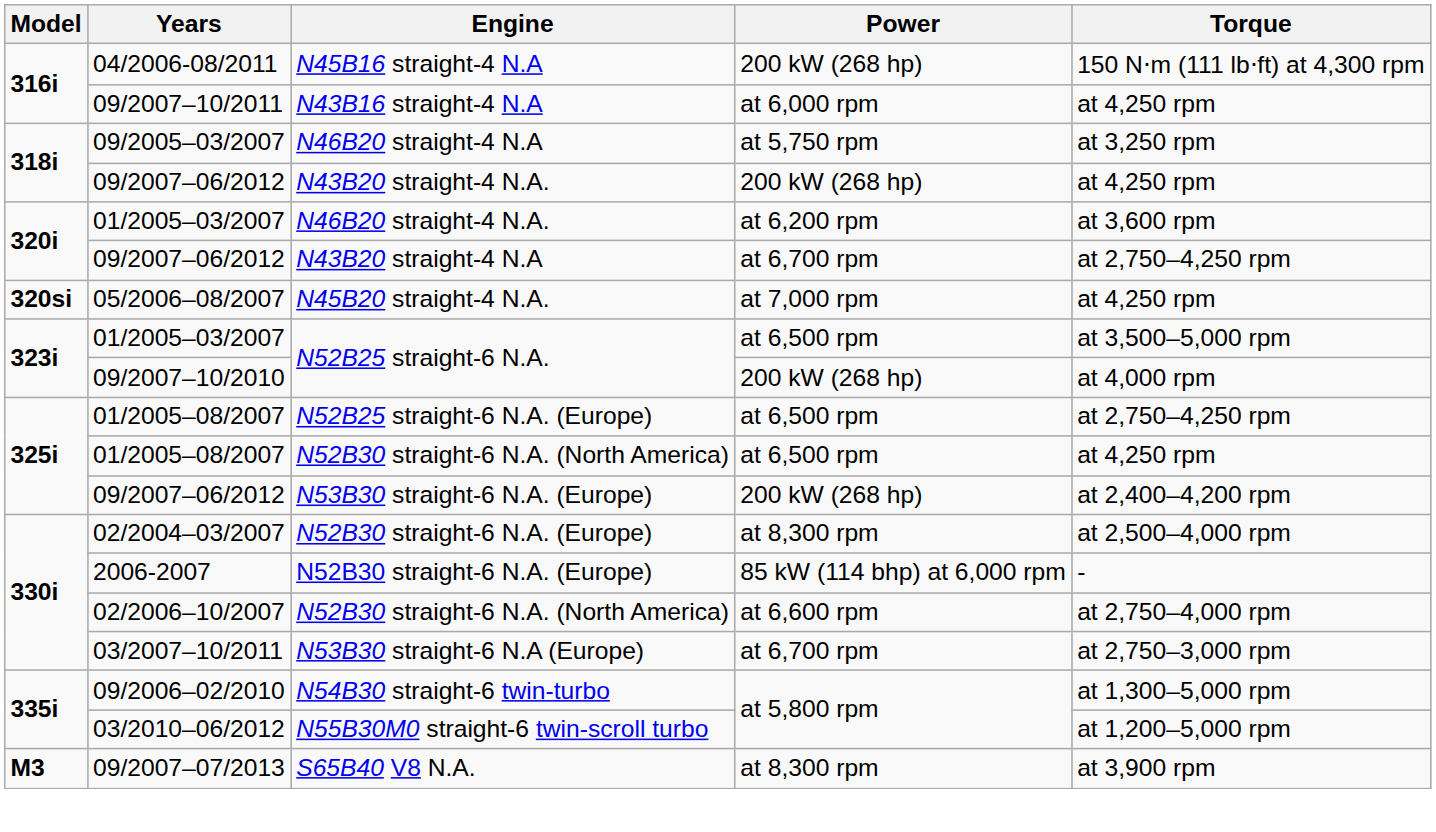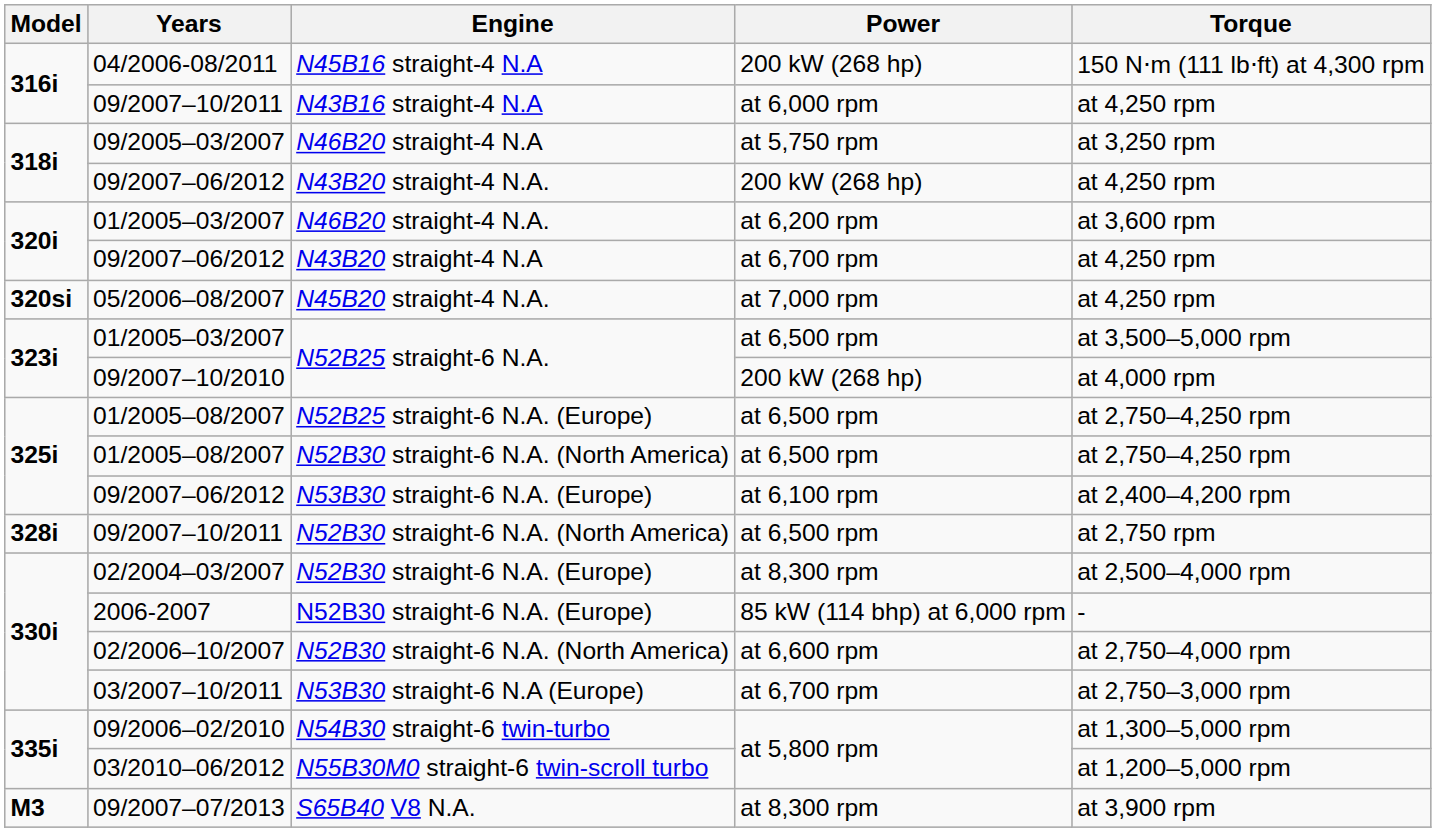(1184, 260) at 2,750–4,250 rpm -> (1146, 260) at 4,250 rpm
(1146, 455) at 4,250 rpm -> (1184, 455) at 2,750–4,250 rpm
(831, 494) 200 kW (268 hp) -> (809, 494) at 6,100 rpm
+ row: (188, 533)
